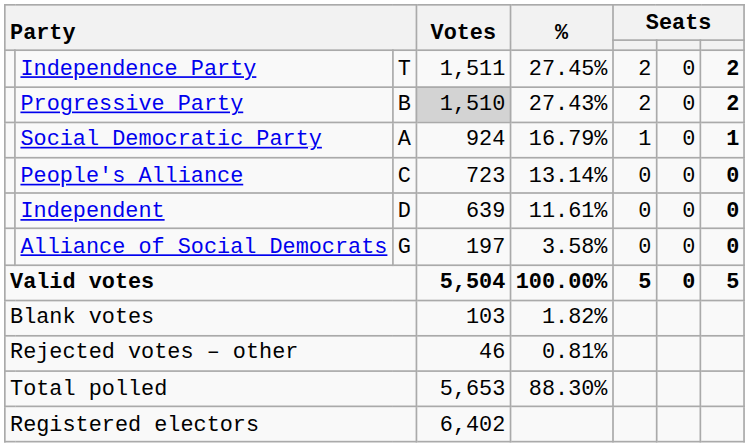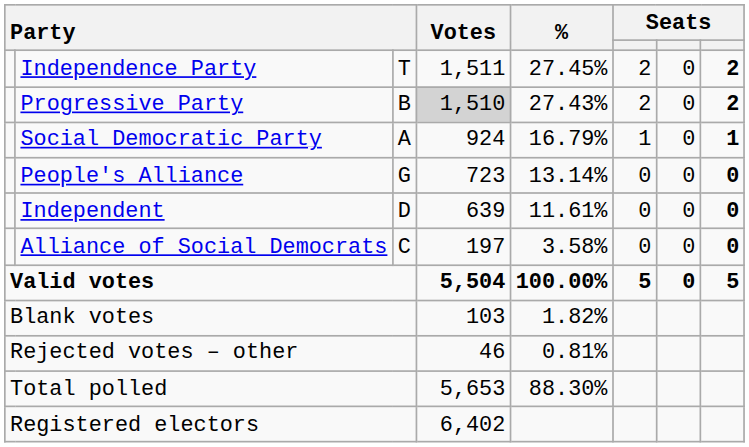(404, 175) C -> (404, 175) G
(404, 247) G -> (404, 247) C
